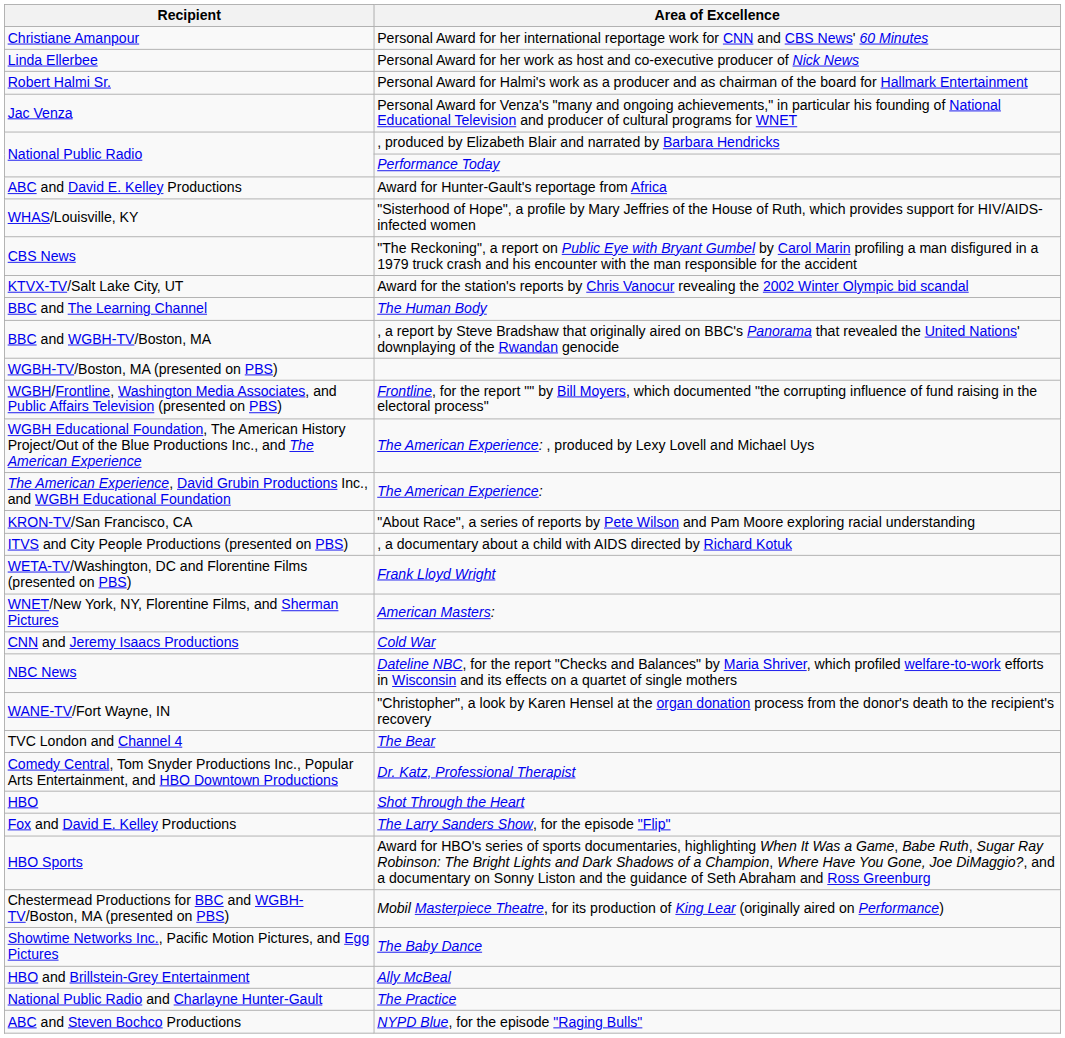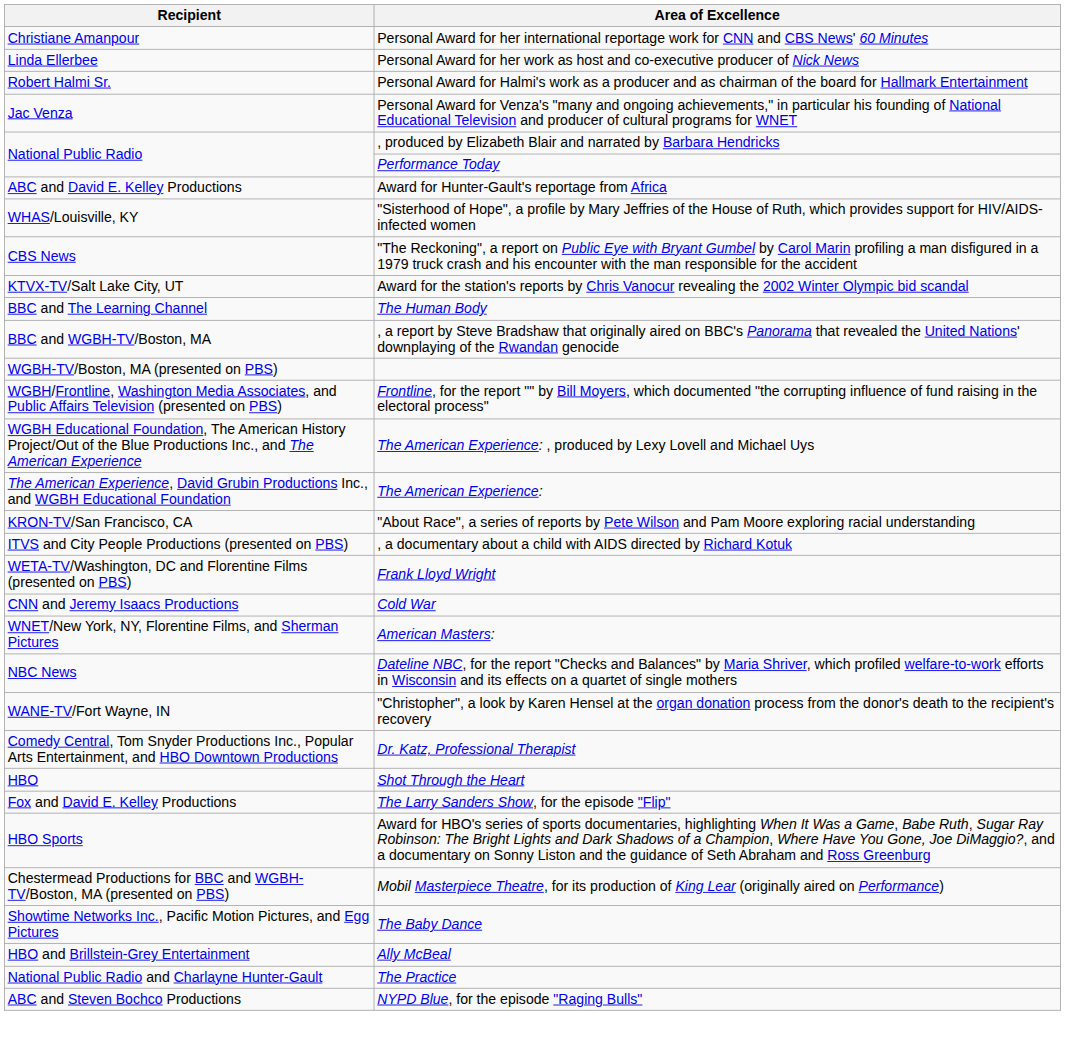rows swapped: (436, 612) <-> (406, 642)
- row: (406, 741)
